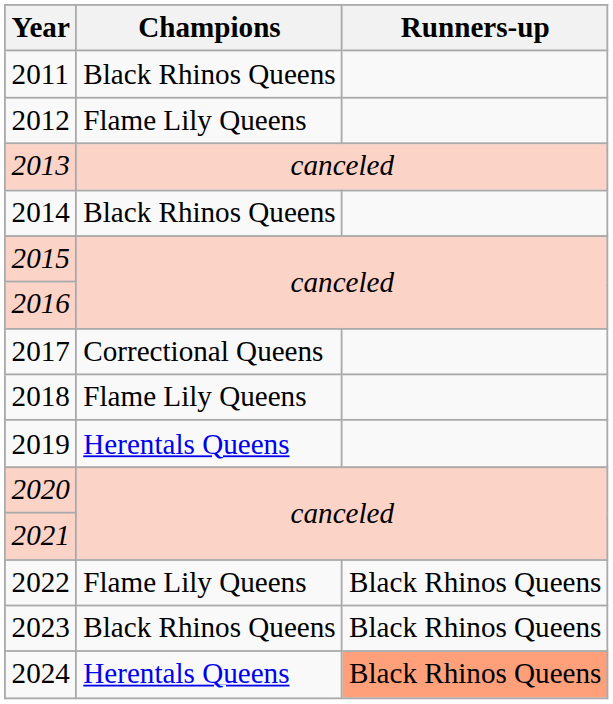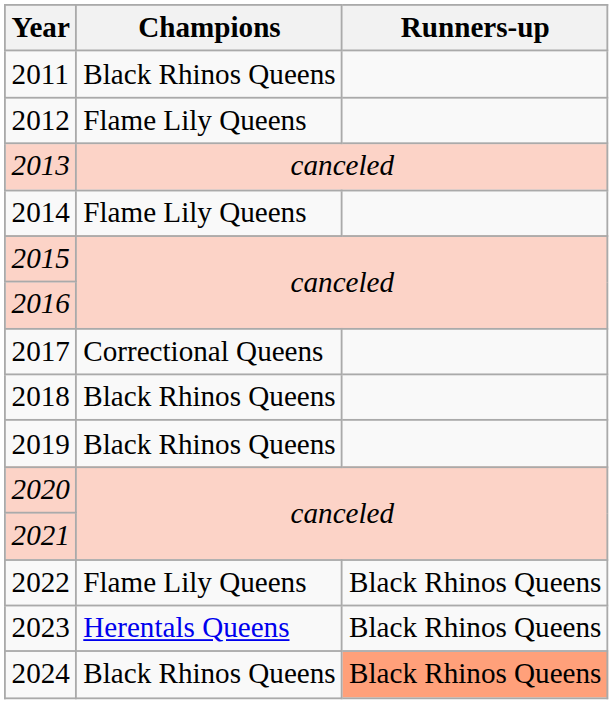(209, 212) Black Rhinos Queens -> (195, 212) Flame Lily Queens
(195, 397) Flame Lily Queens -> (209, 397) Black Rhinos Queens
(186, 443) Herentals Queens -> (209, 443) Black Rhinos Queens
(209, 627) Black Rhinos Queens -> (186, 627) Herentals Queens
(186, 674) Herentals Queens -> (209, 674) Black Rhinos Queens
